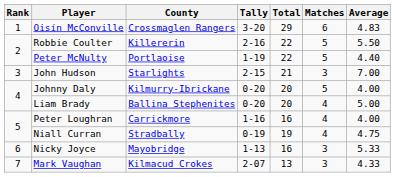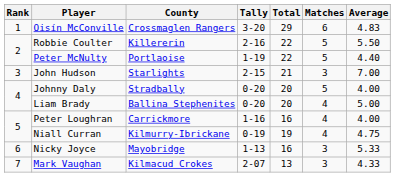(179, 88) Kilmurry-Ibrickane -> (156, 88) Stradbally
(156, 134) Stradbally -> (179, 134) Kilmurry-Ibrickane
